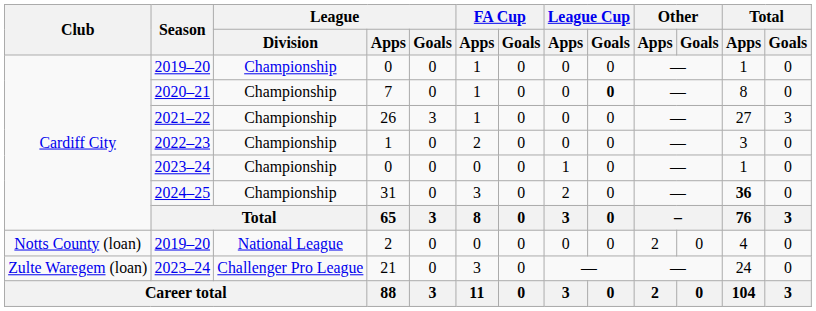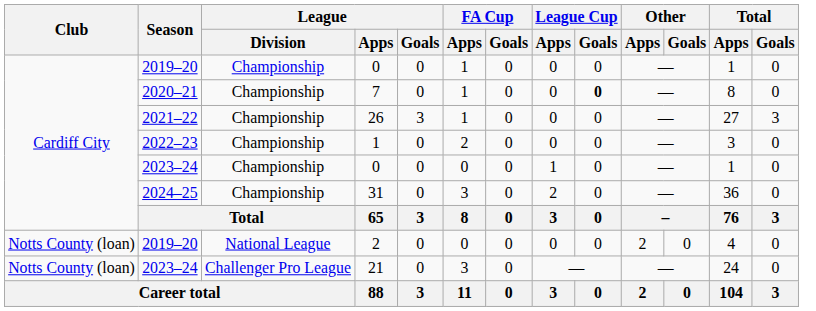(744, 192) bold -> (731, 192) normal
(78, 268) Zulte Waregem (loan) -> (72, 268) Notts County (loan)
